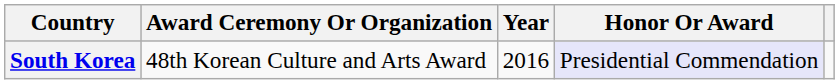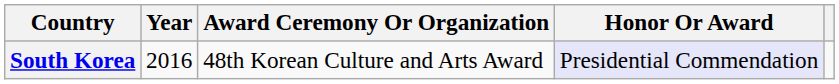columns swapped: (319, 22) <-> (526, 22)
